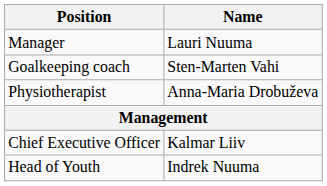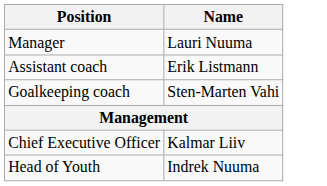+ row: (58, 67)
- row: (57, 92)
